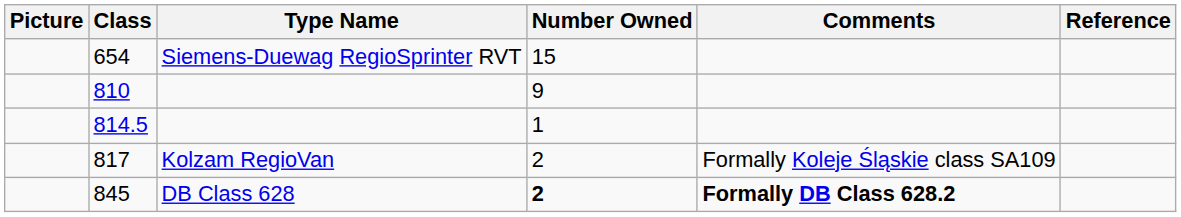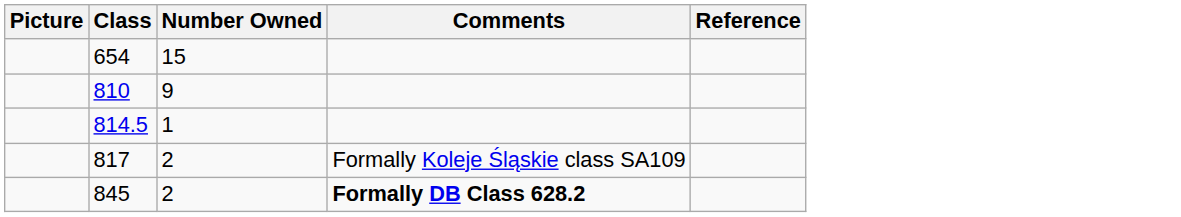- column: (342, 21)
(538, 194) bold -> (168, 194) normal
